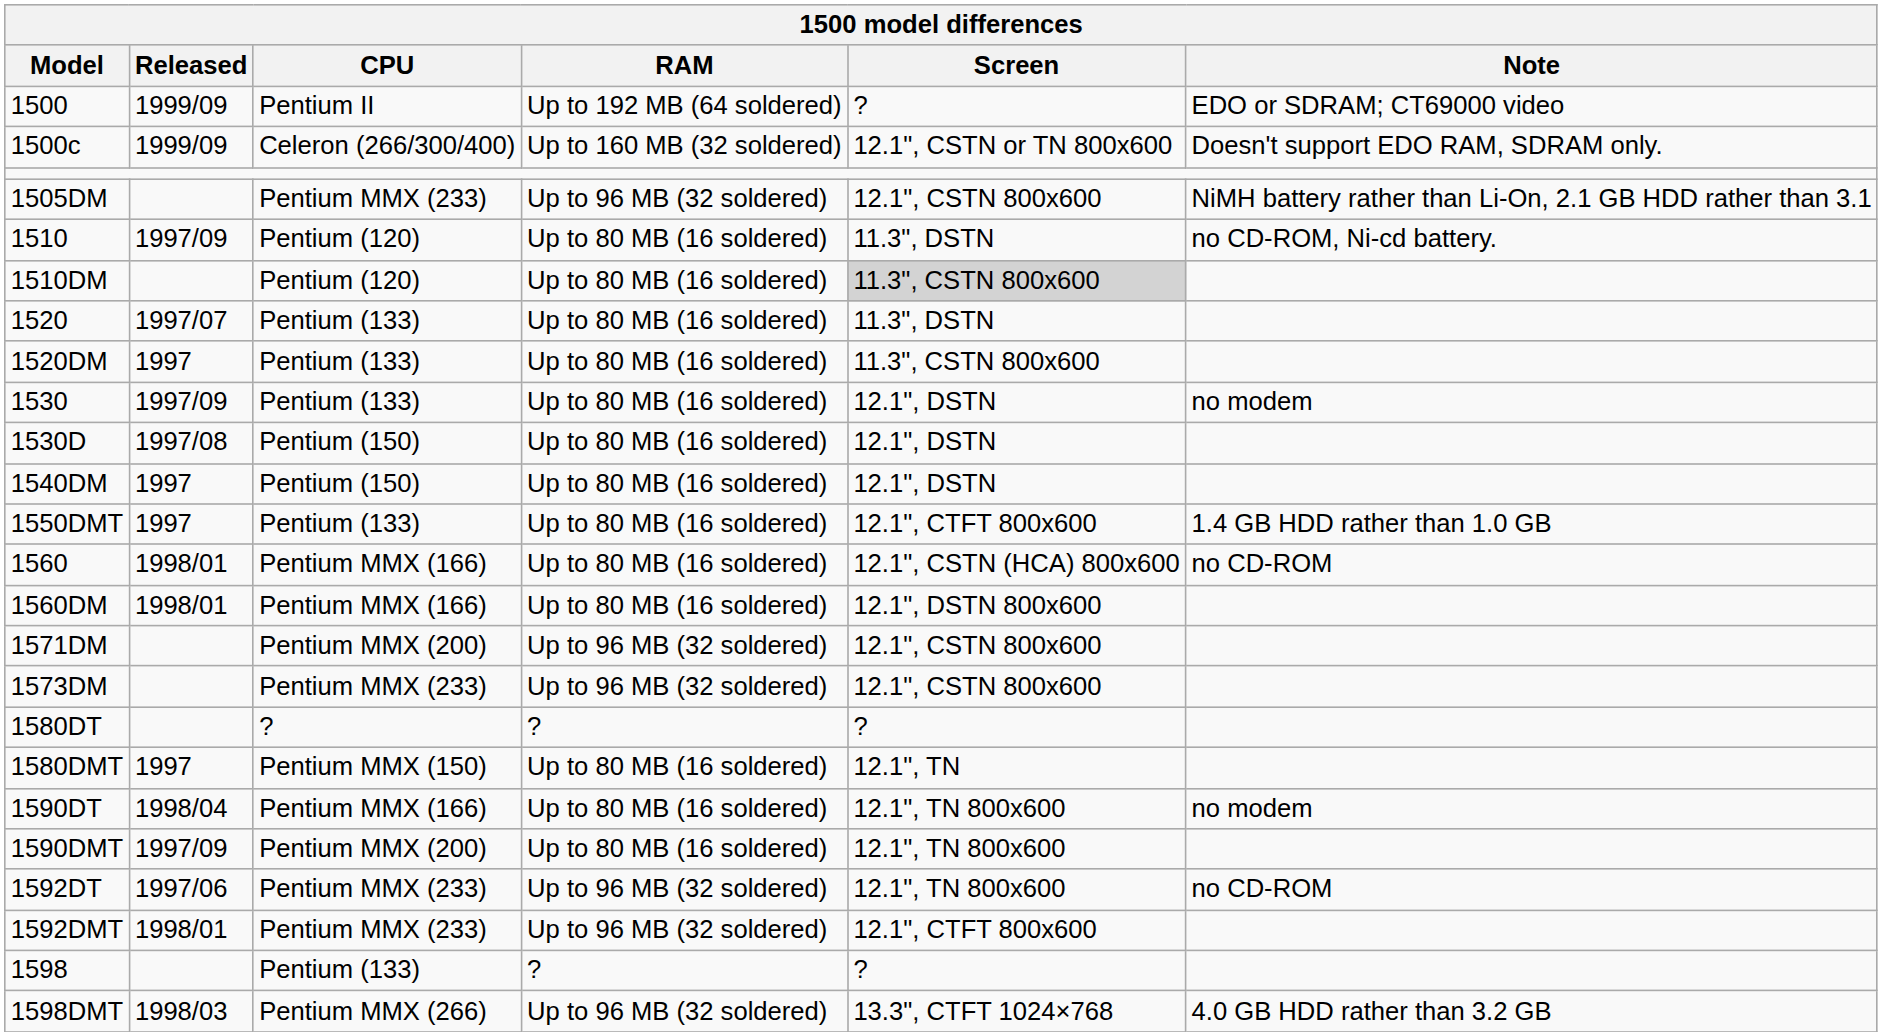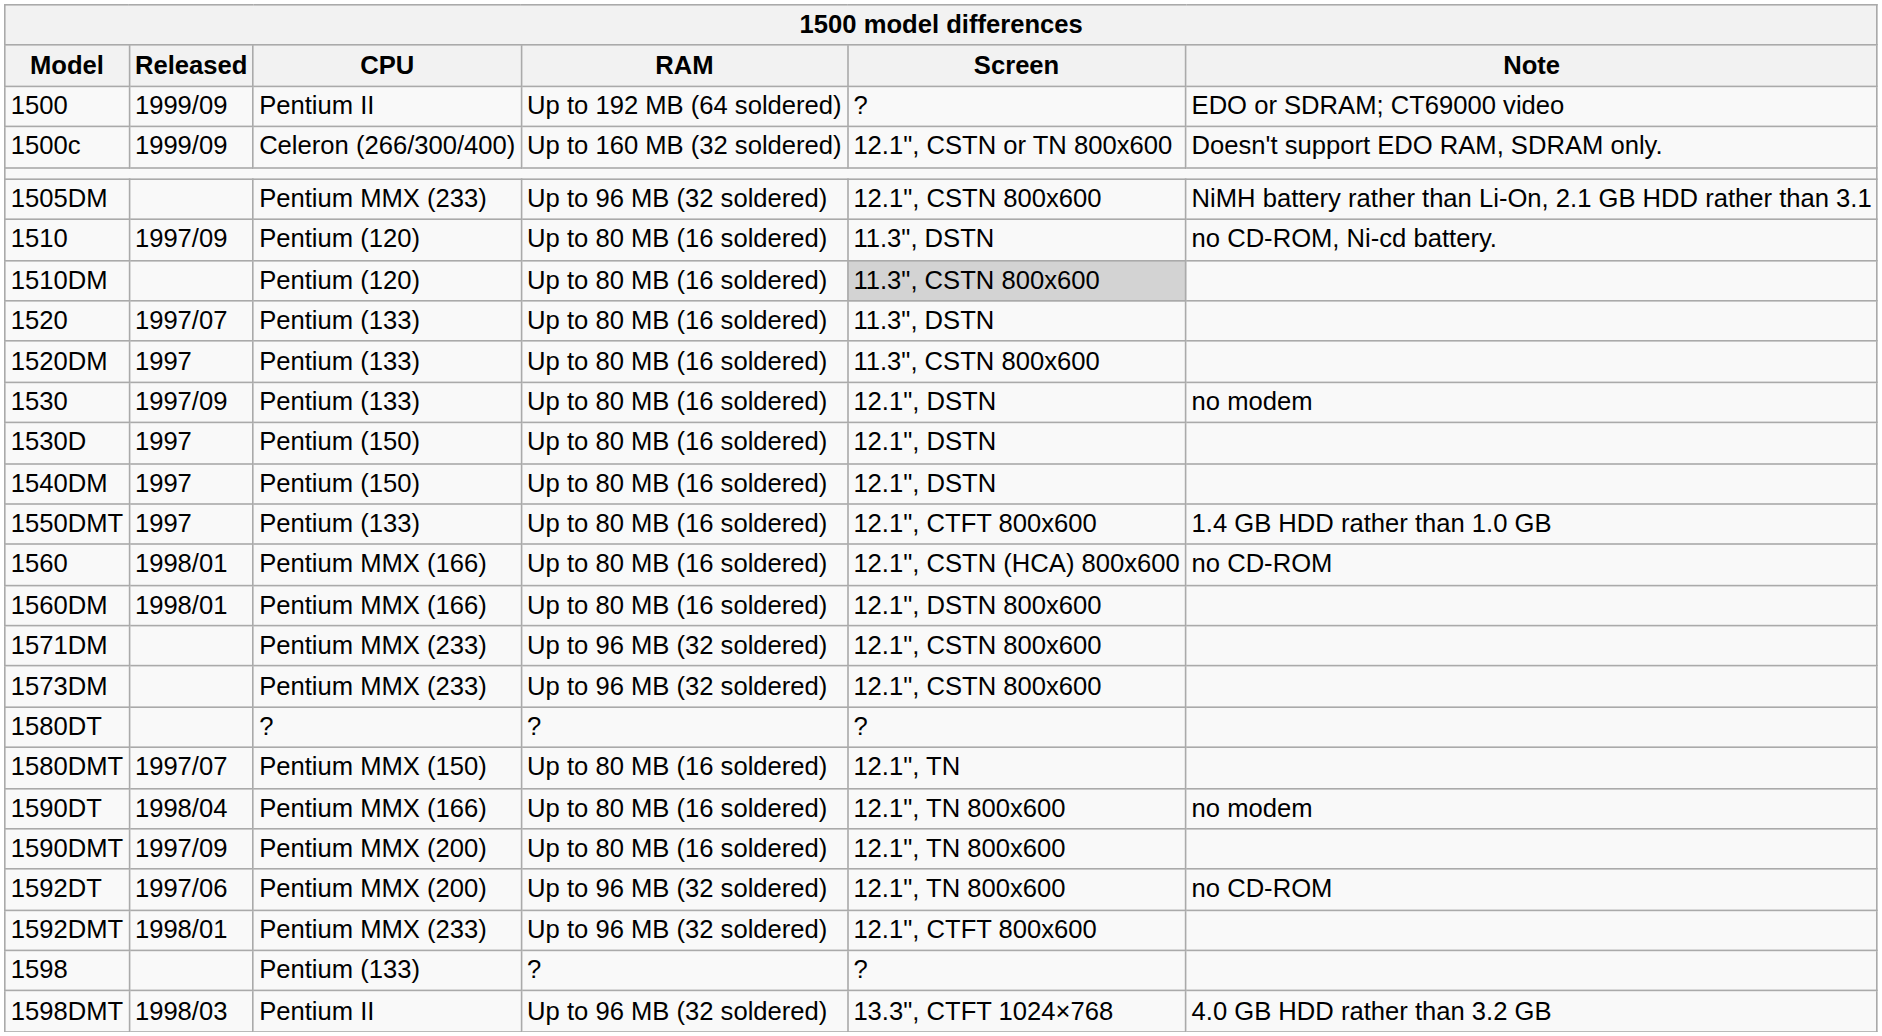(181, 442) 1997/08 -> (163, 442) 1997
(373, 645) Pentium MMX (200) -> (373, 645) Pentium MMX (233)
(163, 767) 1997 -> (181, 767) 1997/07
(373, 889) Pentium MMX (233) -> (373, 889) Pentium MMX (200)
(373, 1011) Pentium MMX (266) -> (317, 1011) Pentium II
